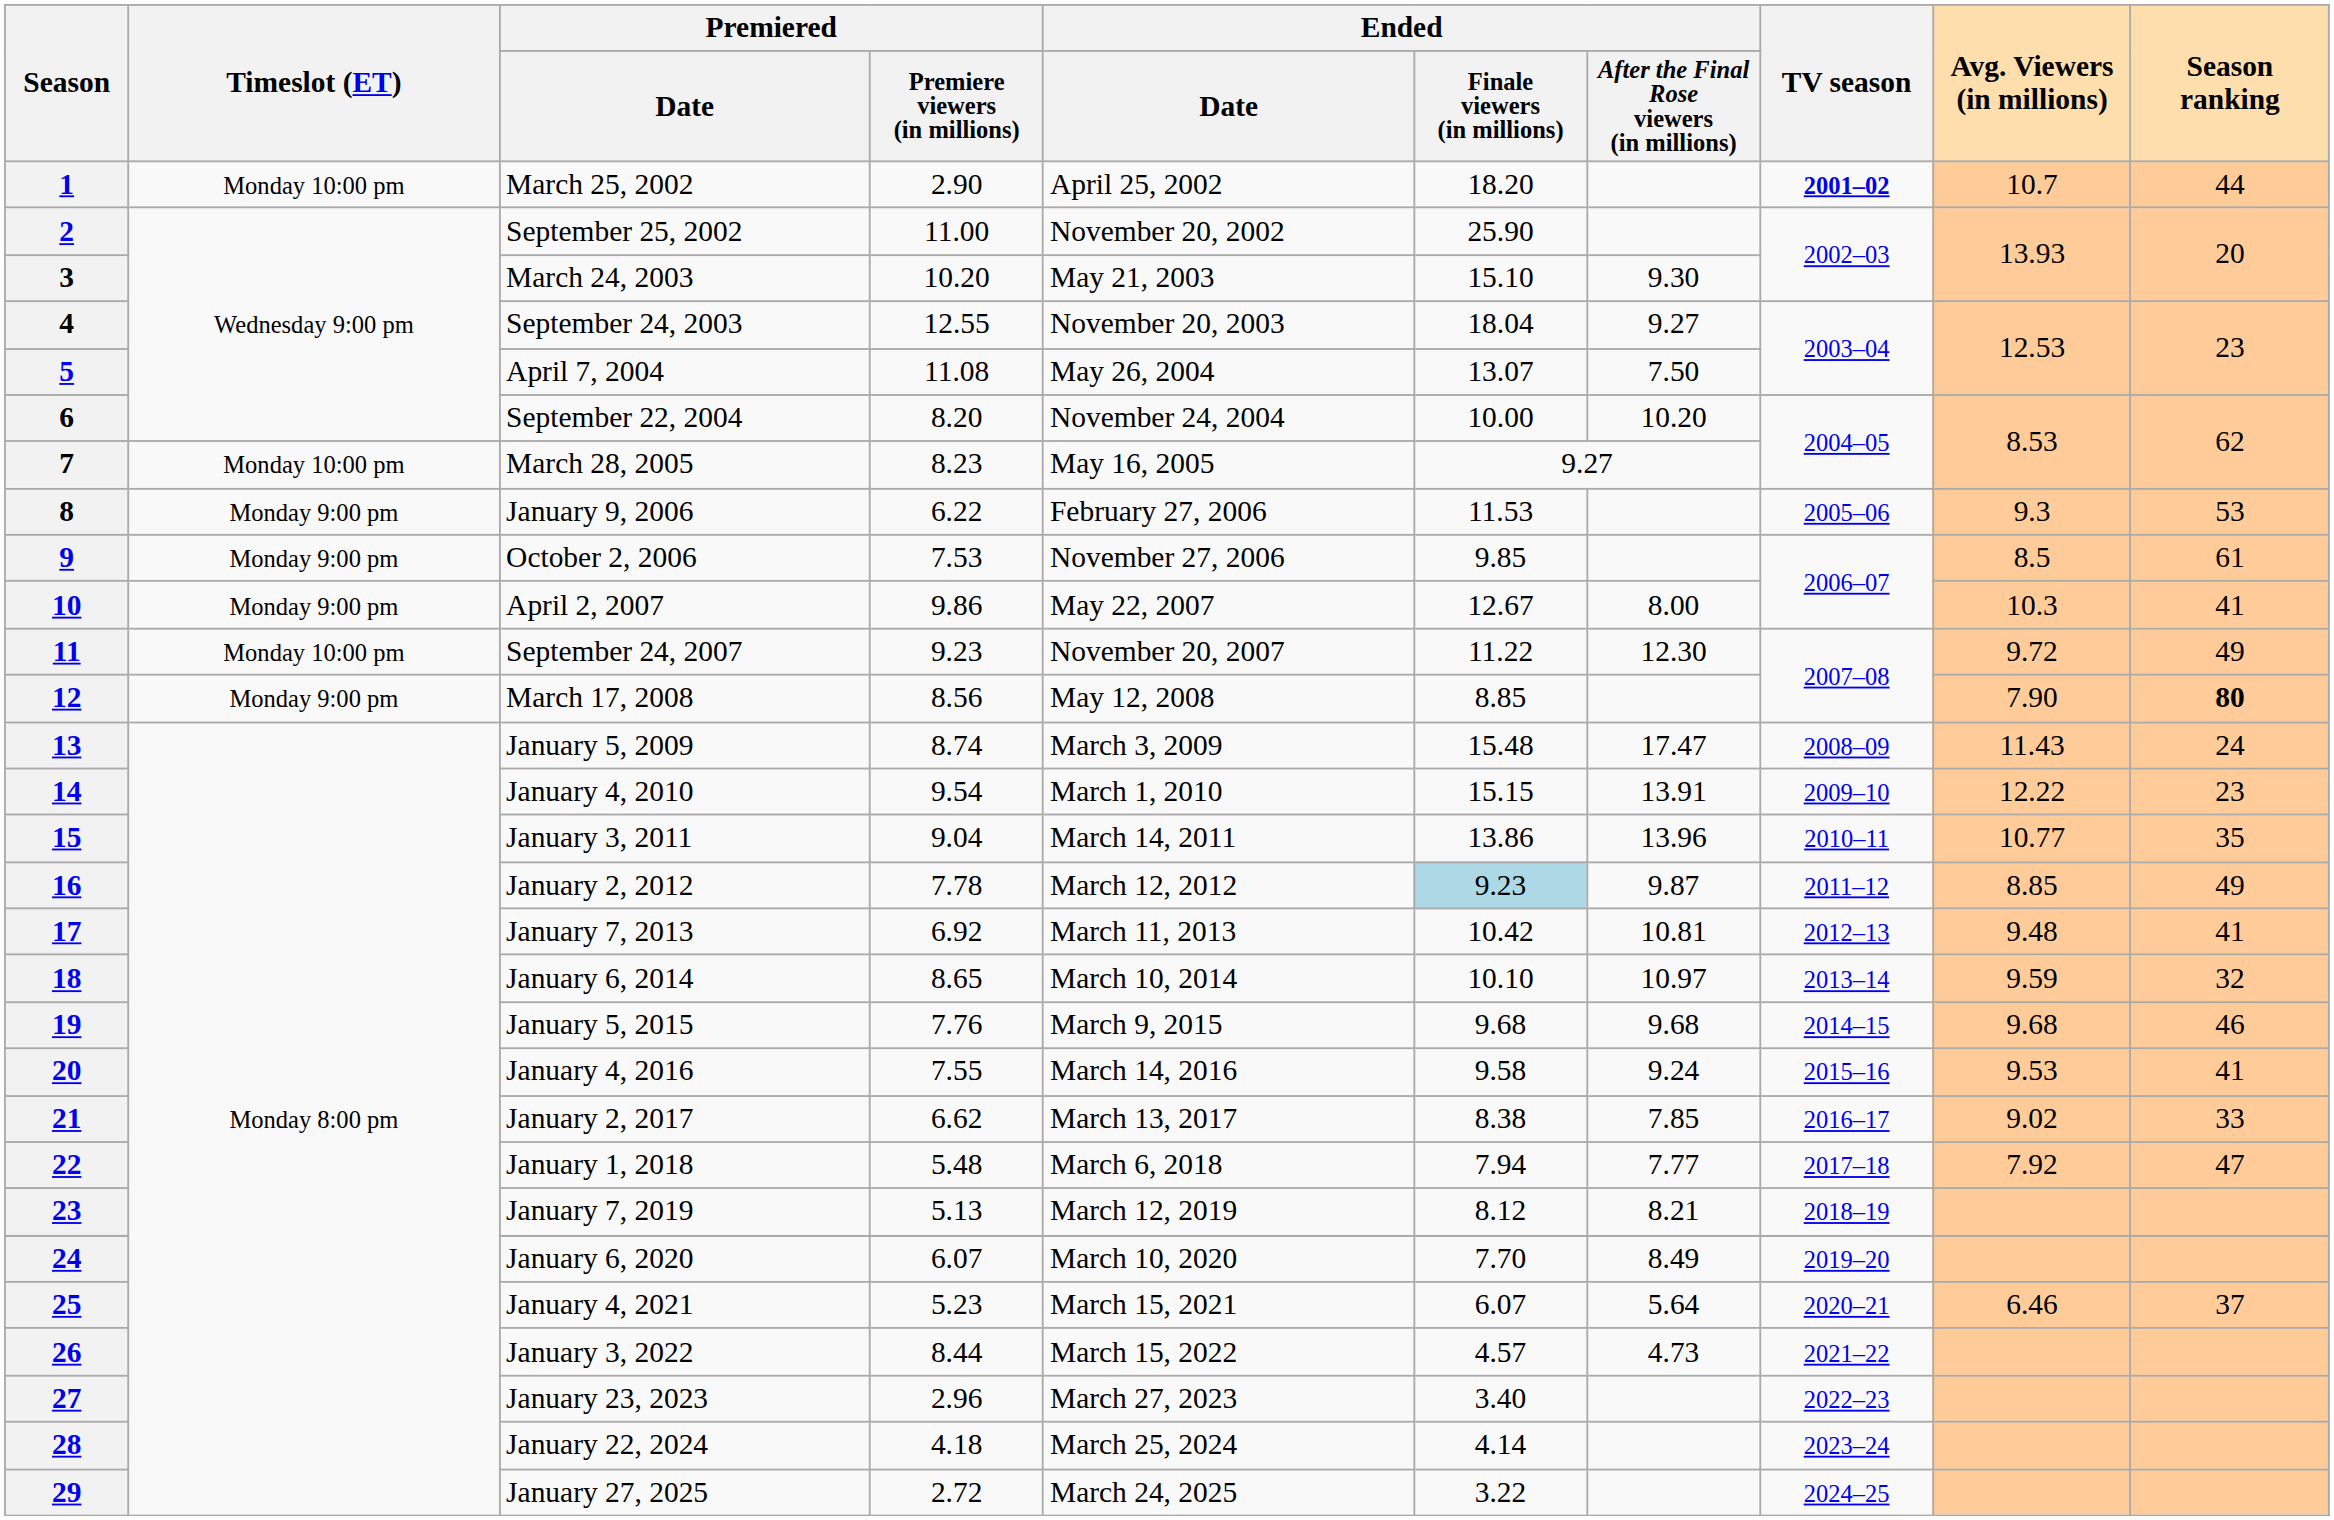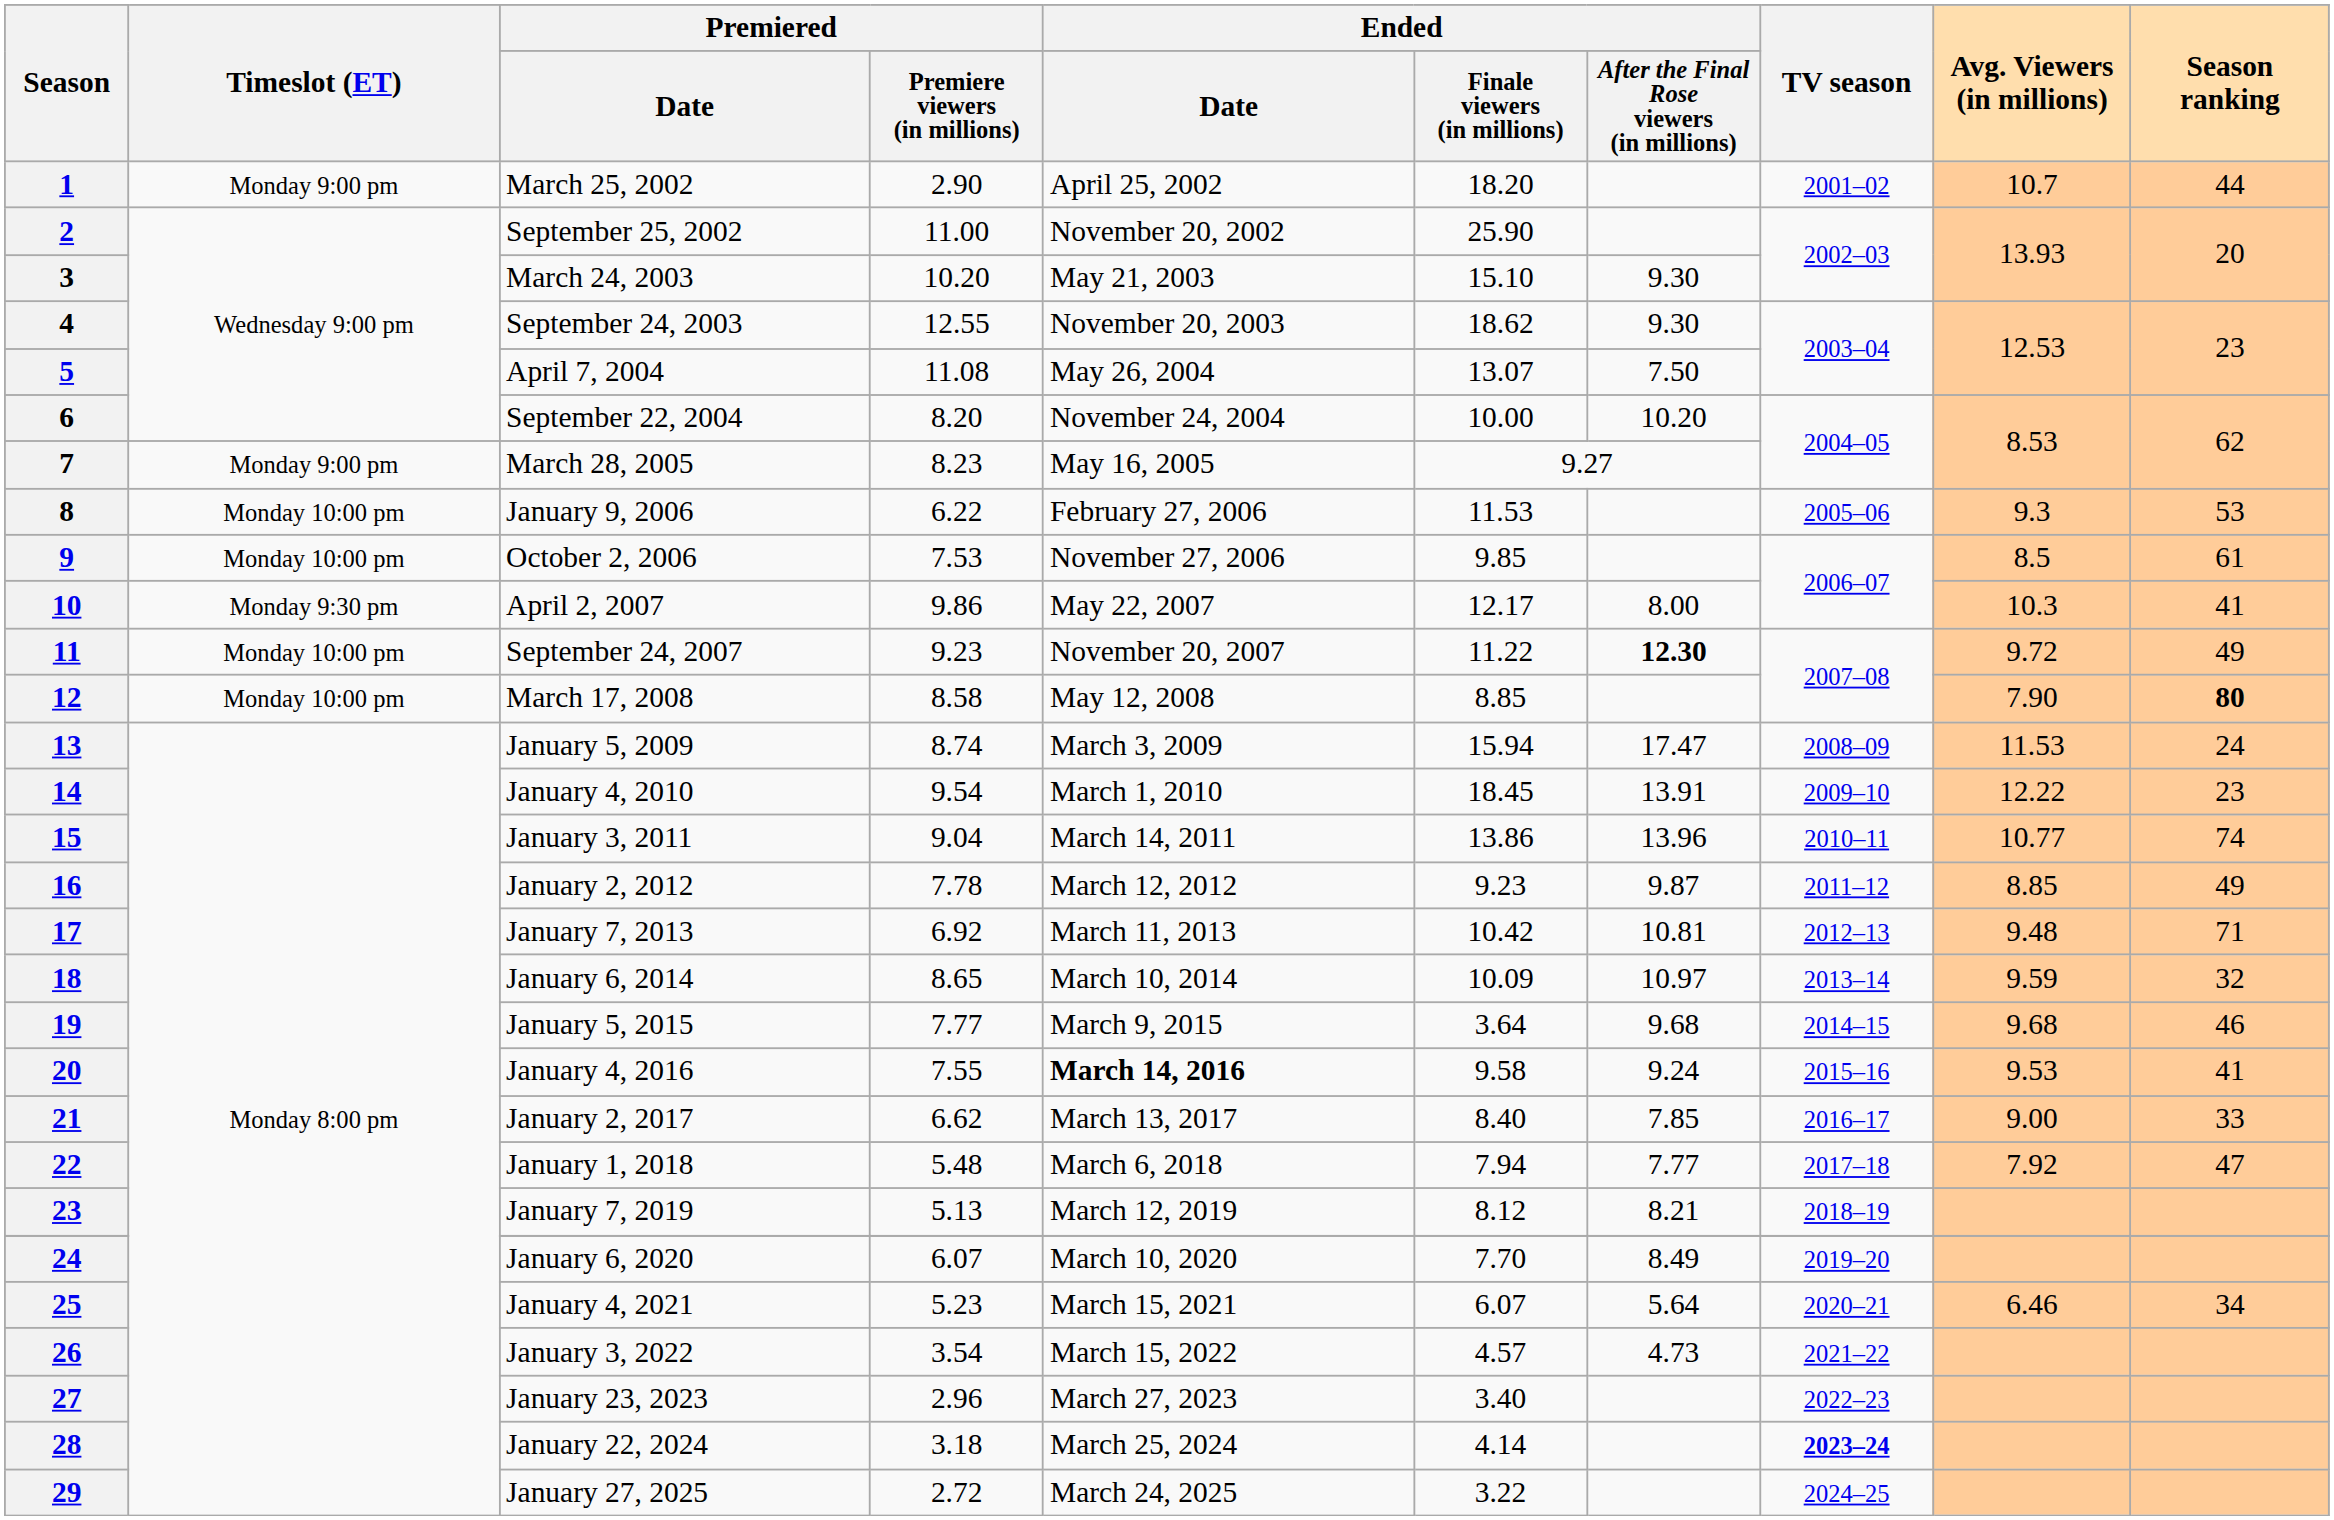(314, 186) Monday 10:00 pm -> (314, 186) Monday 9:00 pm
(1847, 184) bold -> (1847, 186) normal
(1501, 324) 18.04 -> (1501, 324) 18.62
(1674, 324) 9.27 -> (1674, 324) 9.30
(314, 466) Monday 10:00 pm -> (314, 466) Monday 9:00 pm
(314, 512) Monday 9:00 pm -> (314, 512) Monday 10:00 pm
(314, 559) Monday 9:00 pm -> (314, 559) Monday 10:00 pm
(314, 606) Monday 9:00 pm -> (314, 606) Monday 9:30 pm
(1501, 604) 12.67 -> (1501, 604) 12.17
(1674, 651) normal -> (1674, 651) bold
(314, 699) Monday 9:00 pm -> (314, 699) Monday 10:00 pm
(957, 697) 8.56 -> (957, 697) 8.58
(1501, 744) 15.48 -> (1501, 744) 15.94
(2032, 744) 11.43 -> (2032, 744) 11.53
(1501, 791) 15.15 -> (1501, 791) 18.45
(2230, 837) 35 -> (2230, 837) 74
(1501, 884) lightblue background -> (1501, 884) no background
(2230, 931) 41 -> (2230, 931) 71
(1501, 977) 10.10 -> (1501, 977) 10.09
(957, 1024) 7.76 -> (957, 1024) 7.77
(1501, 1024) 9.68 -> (1501, 1024) 3.64
(1144, 1071) normal -> (1147, 1071) bold
(1501, 1118) 8.38 -> (1501, 1118) 8.40
(2032, 1118) 9.02 -> (2032, 1118) 9.00
(2230, 1304) 37 -> (2230, 1304) 34
(957, 1351) 8.44 -> (957, 1351) 3.54
(957, 1444) 4.18 -> (957, 1444) 3.18
(1847, 1446) normal -> (1847, 1444) bold
